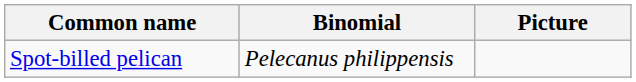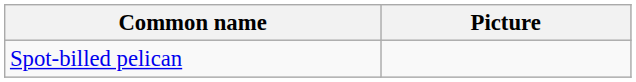- column: (357, 22)
